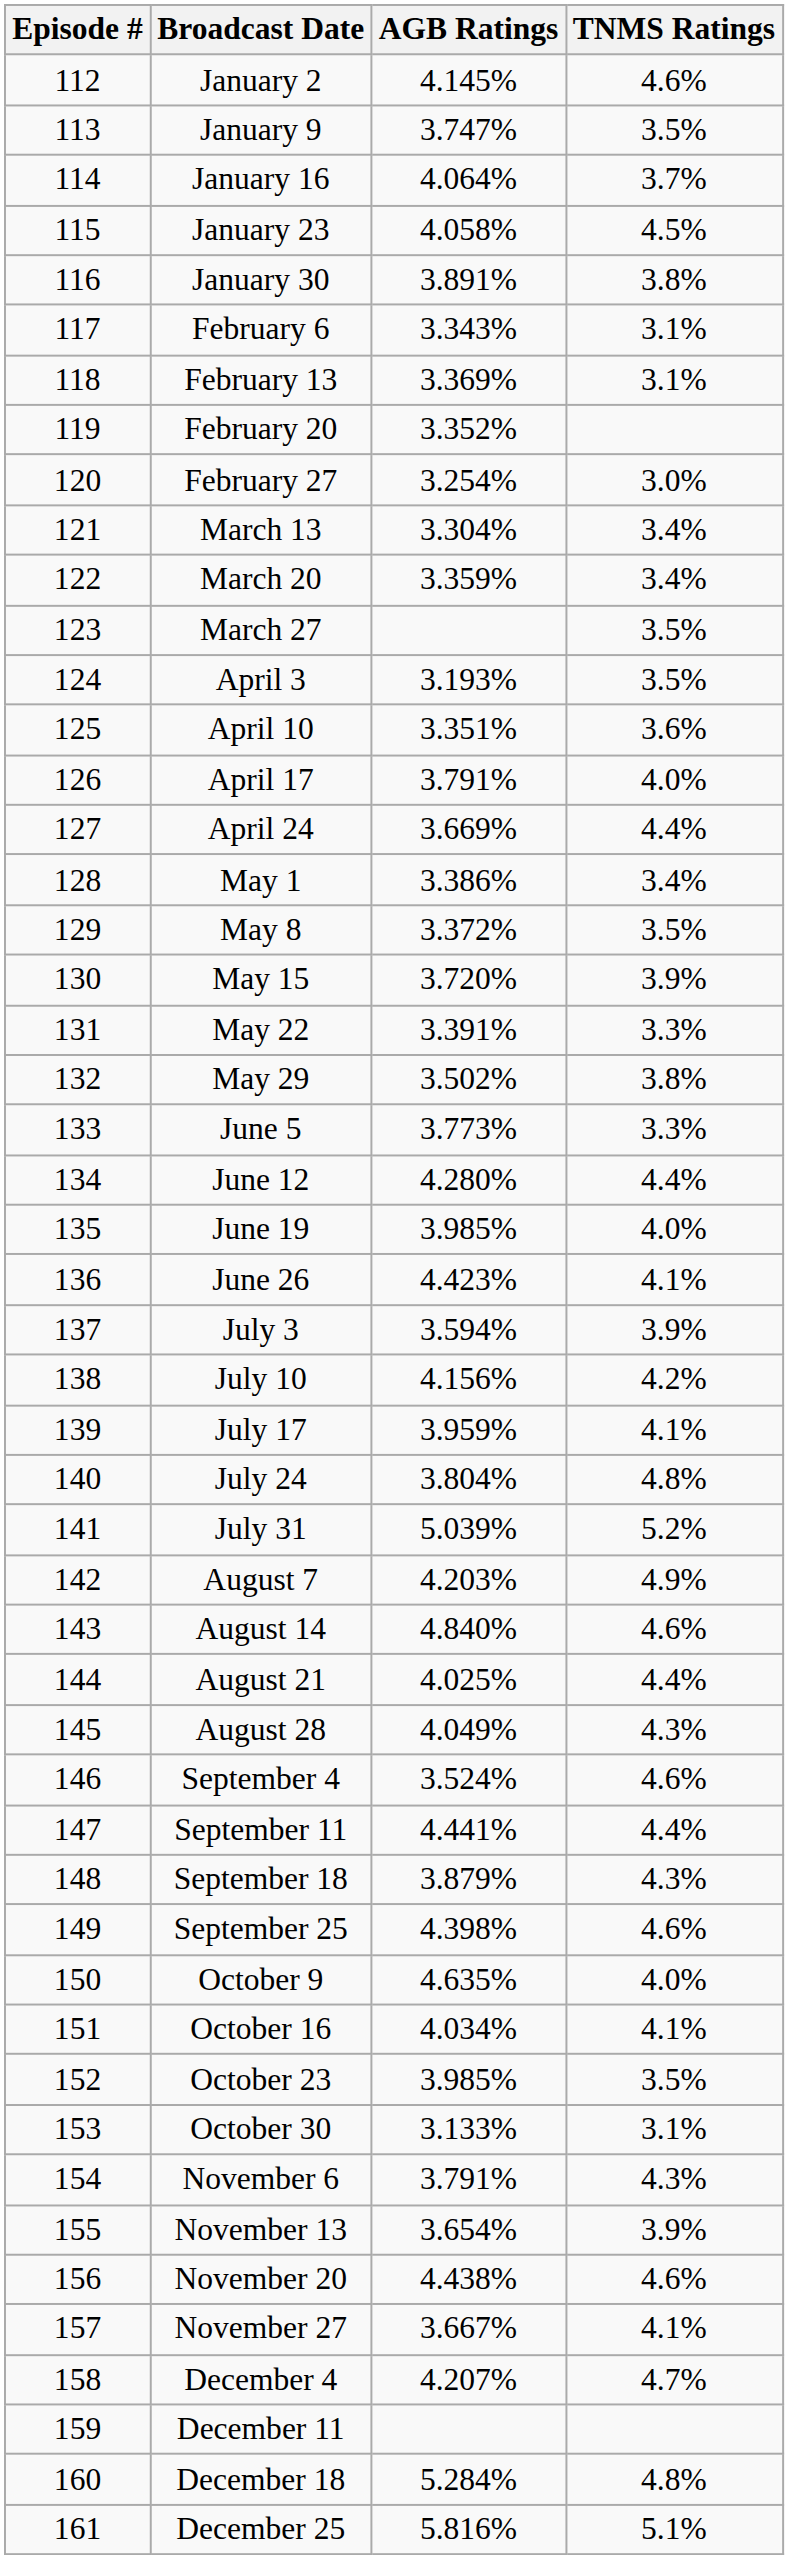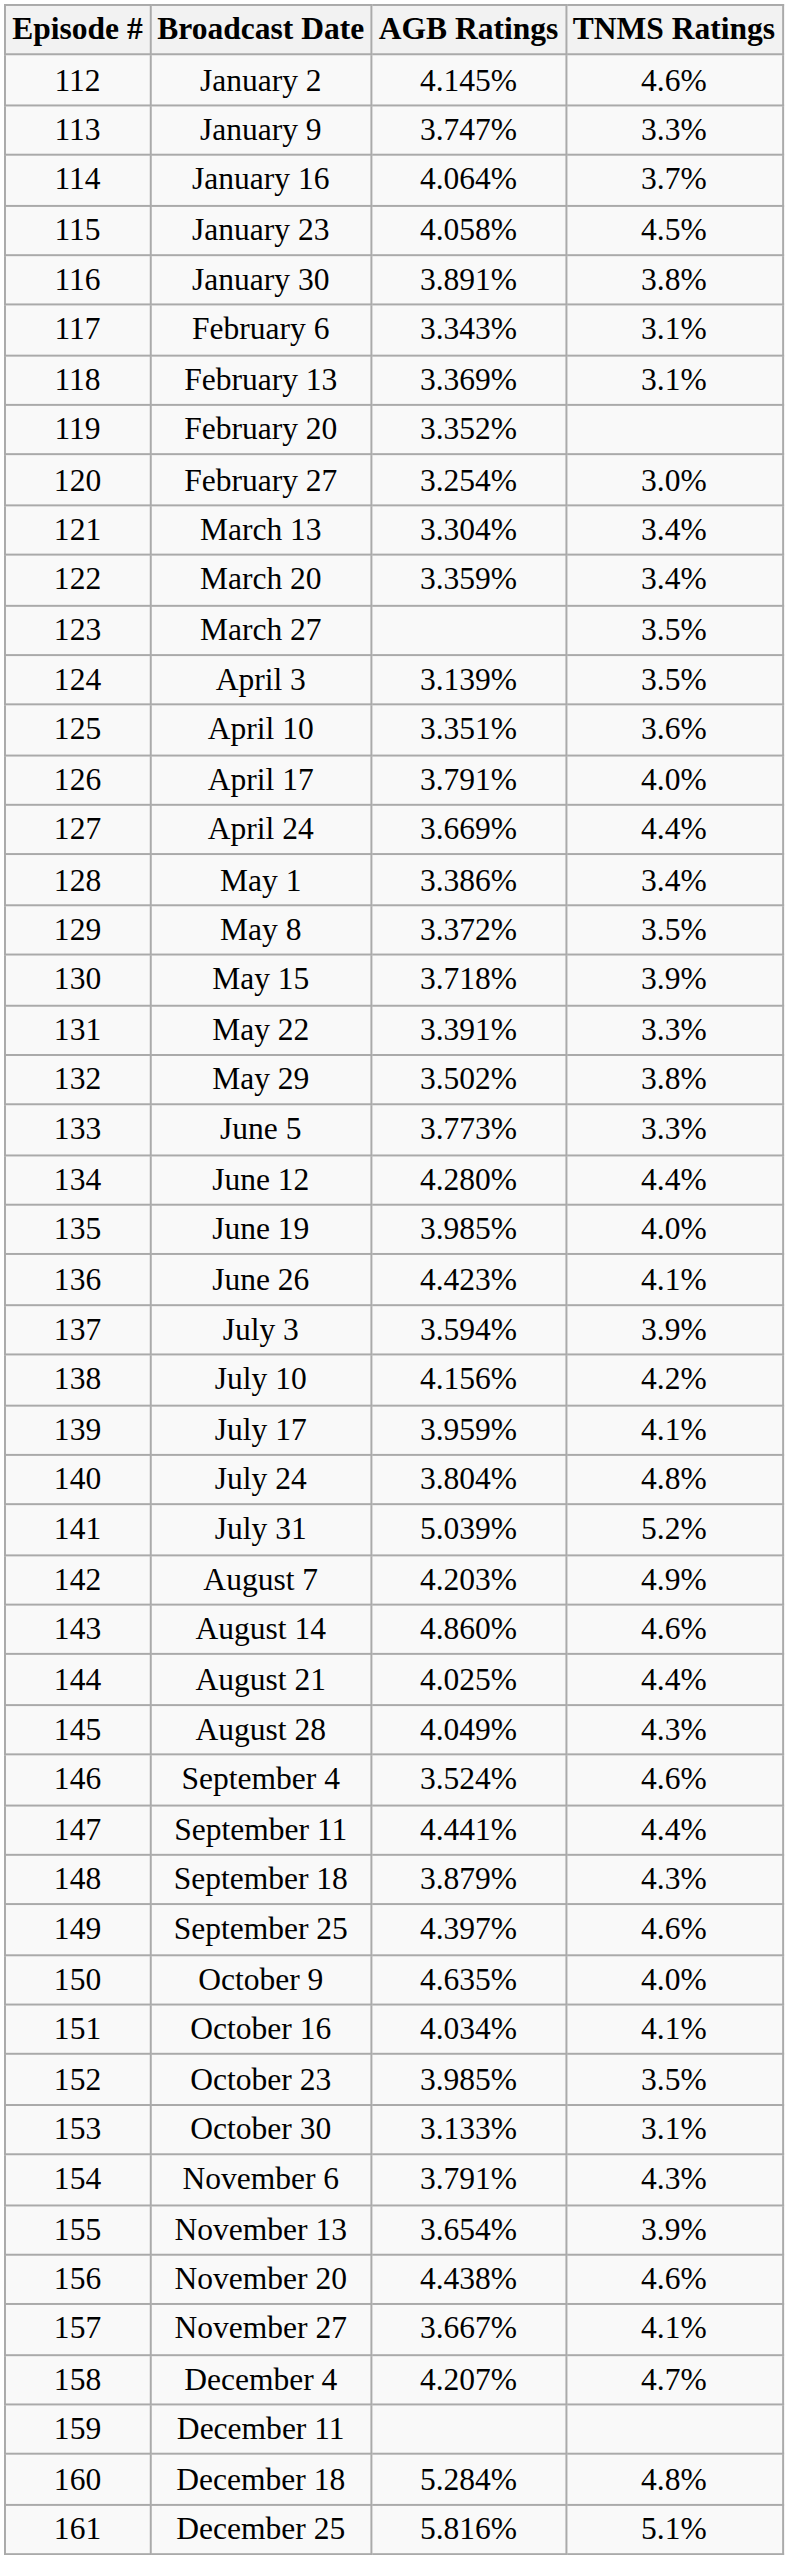(674, 129) 3.5% -> (674, 129) 3.3%
(468, 679) 3.193% -> (468, 679) 3.139%
(468, 979) 3.720% -> (468, 979) 3.718%
(468, 1629) 4.840% -> (468, 1629) 4.860%
(468, 1929) 4.398% -> (468, 1929) 4.397%
